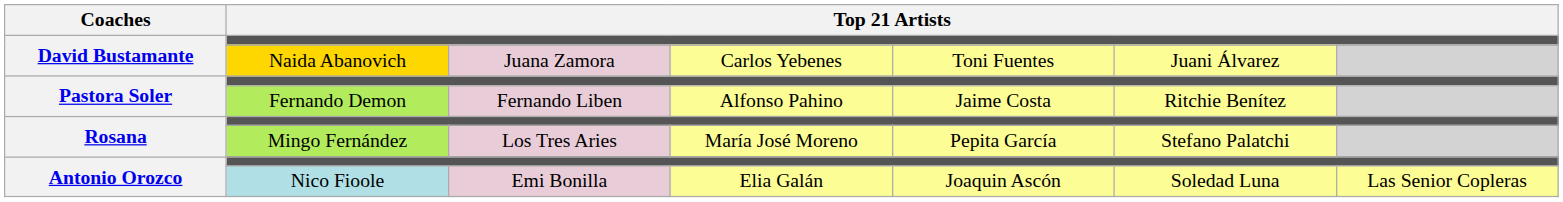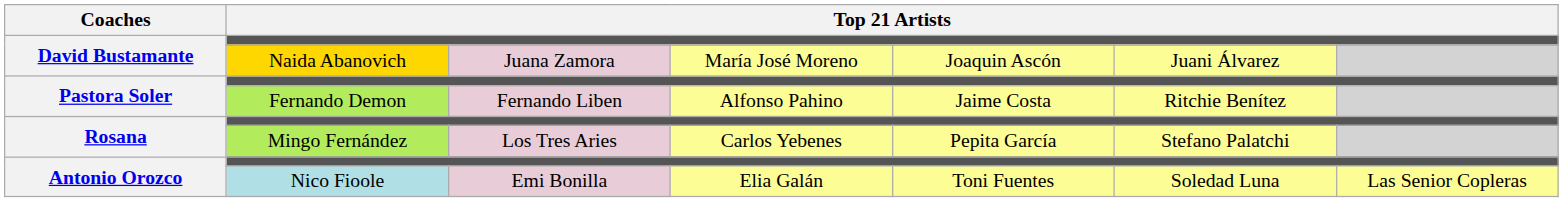(781, 60) Carlos Yebenes -> (781, 60) María José Moreno
(1003, 60) Toni Fuentes -> (1003, 60) Joaquin Ascón
(781, 140) María José Moreno -> (781, 140) Carlos Yebenes
(1003, 181) Joaquin Ascón -> (1003, 181) Toni Fuentes
